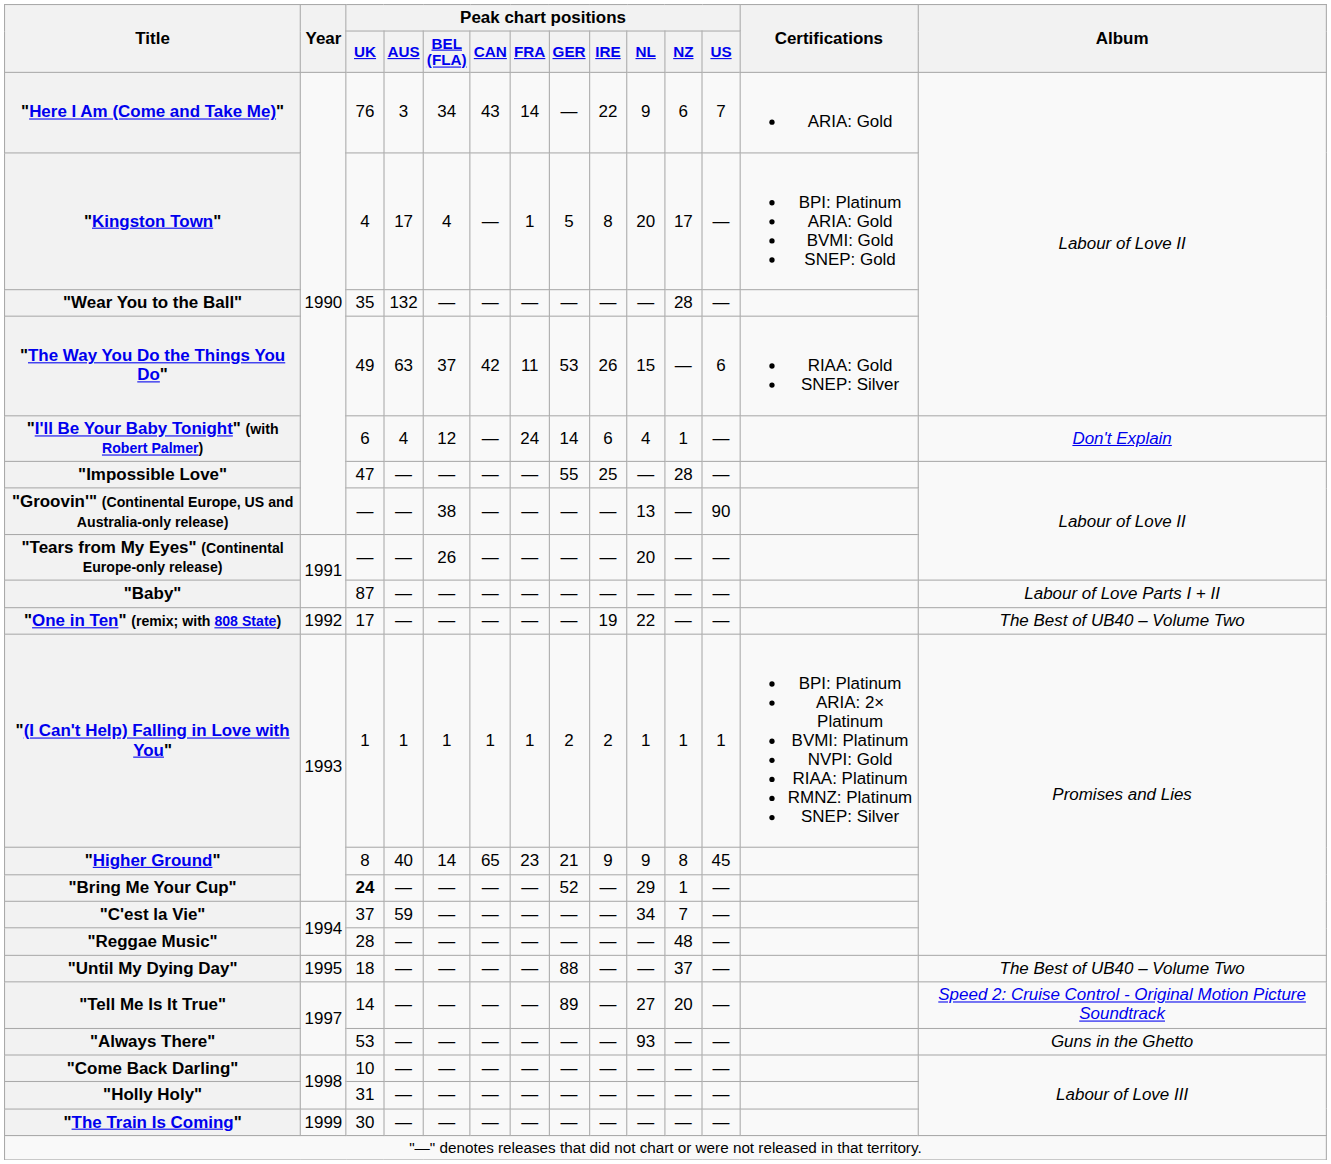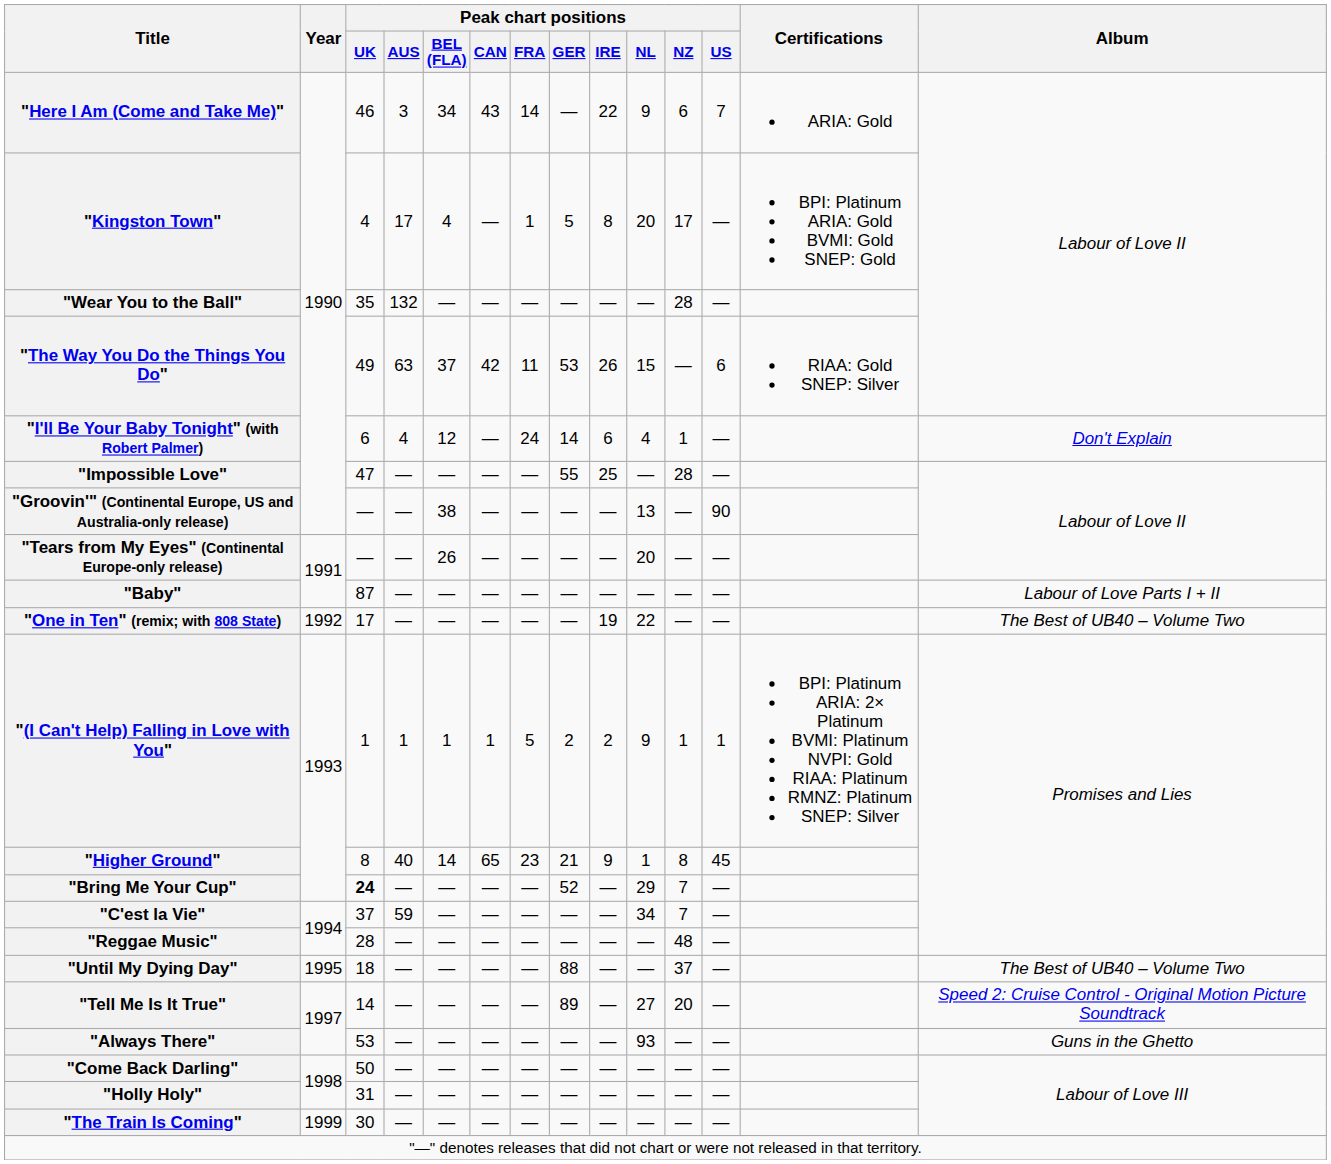(365, 112) 76 -> (365, 112) 46
(530, 740) 1 -> (530, 740) 5
(646, 740) 1 -> (646, 740) 9
(646, 860) 9 -> (646, 860) 1
(683, 887) 1 -> (683, 887) 7
(365, 1068) 10 -> (365, 1068) 50
